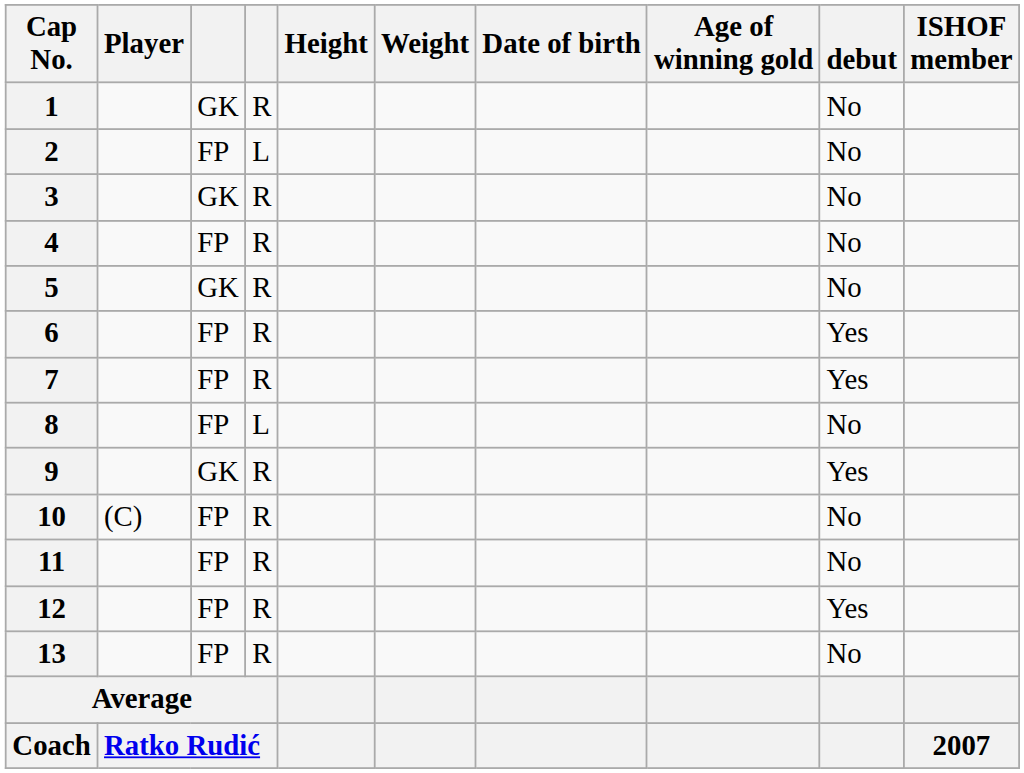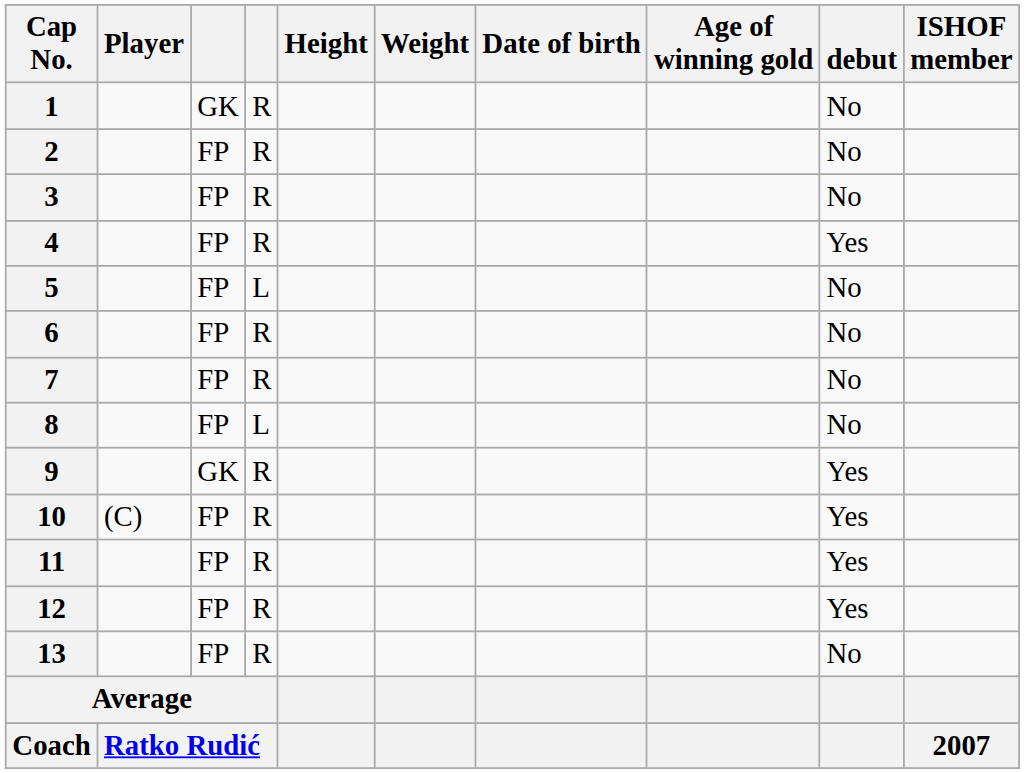(261, 151) L -> (262, 151) R
(218, 196) GK -> (213, 196) FP
(844, 242) No -> (848, 242) Yes
(218, 288) GK -> (213, 288) FP
(262, 288) R -> (261, 288) L
(848, 333) Yes -> (844, 333) No
(848, 379) Yes -> (844, 379) No
(844, 516) No -> (848, 516) Yes
(844, 562) No -> (848, 562) Yes
